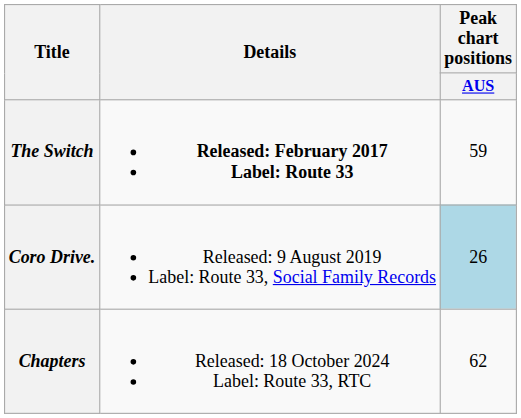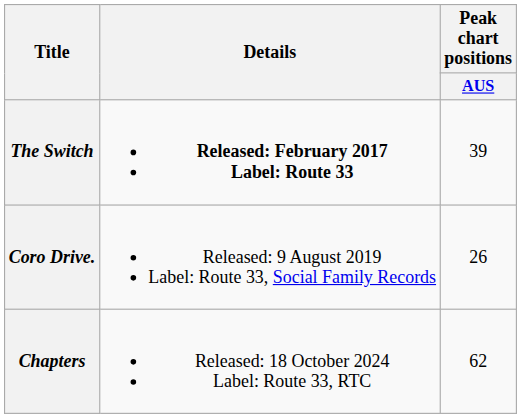(478, 152) 59 -> (478, 152) 39
(478, 256) lightblue background -> (478, 256) no background
